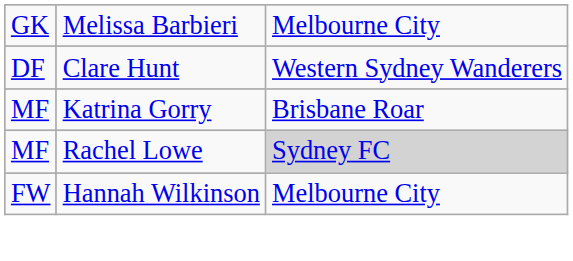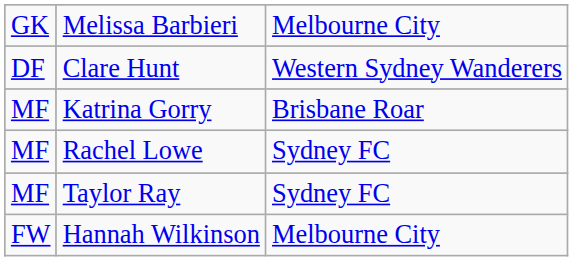(331, 151) lightgrey background -> (331, 151) no background
+ row: (122, 192)
